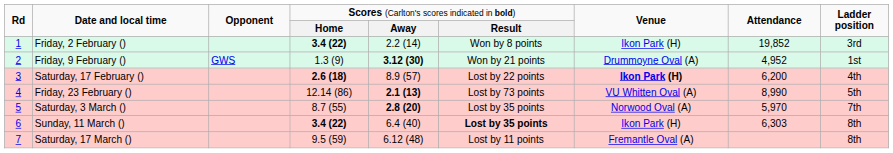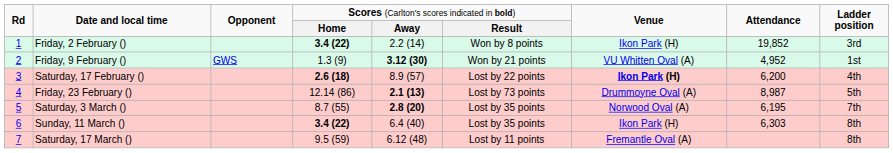(651, 60) Drummoyne Oval (A) -> (649, 60) VU Whitten Oval (A)
(651, 92) VU Whitten Oval (A) -> (649, 92) Drummoyne Oval (A)
(774, 92) 8,990 -> (773, 92) 8,987
(774, 108) 5,970 -> (773, 108) 6,195
(506, 124) bold -> (507, 124) normal
